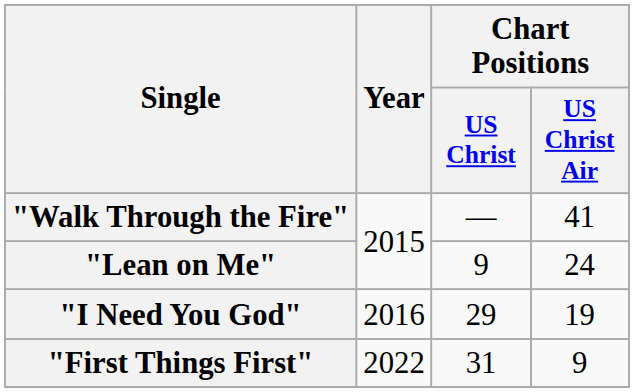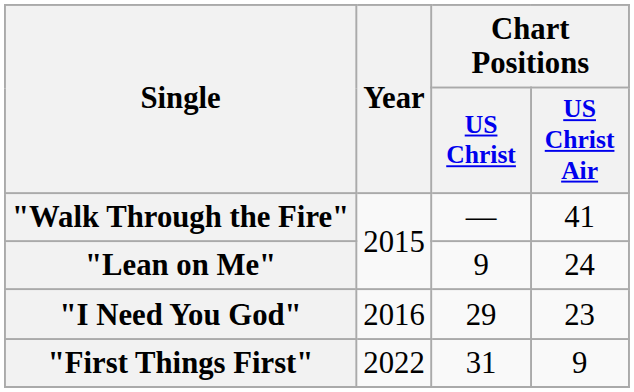(580, 313) 19 -> (580, 313) 23
